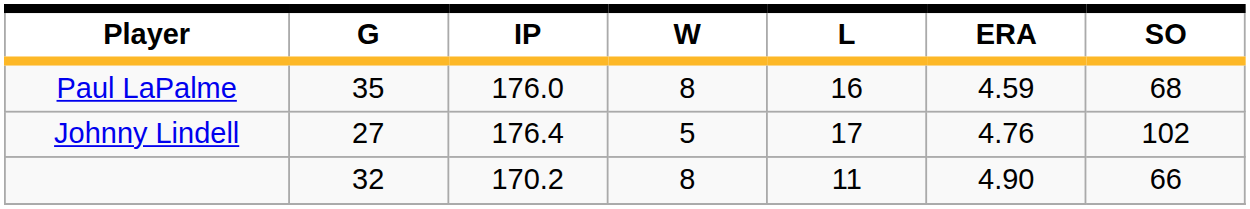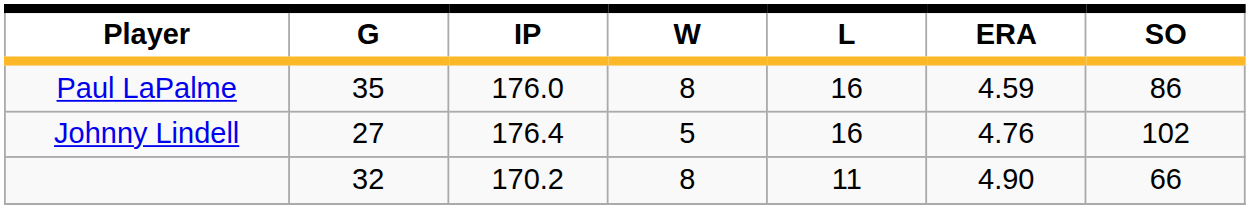(1166, 87) 68 -> (1166, 87) 86
(847, 133) 17 -> (847, 133) 16
